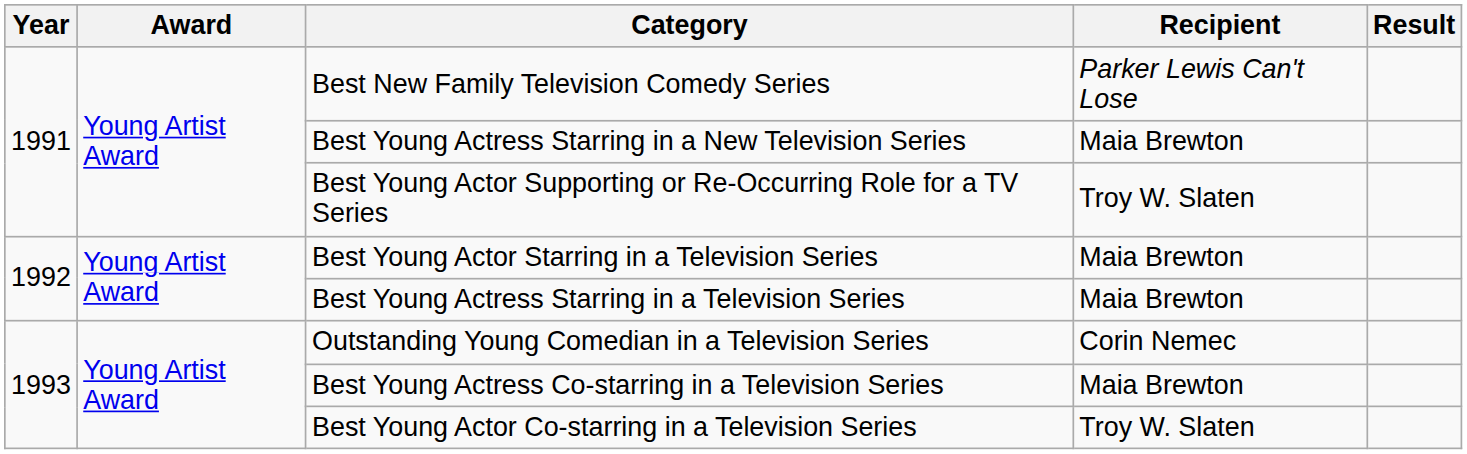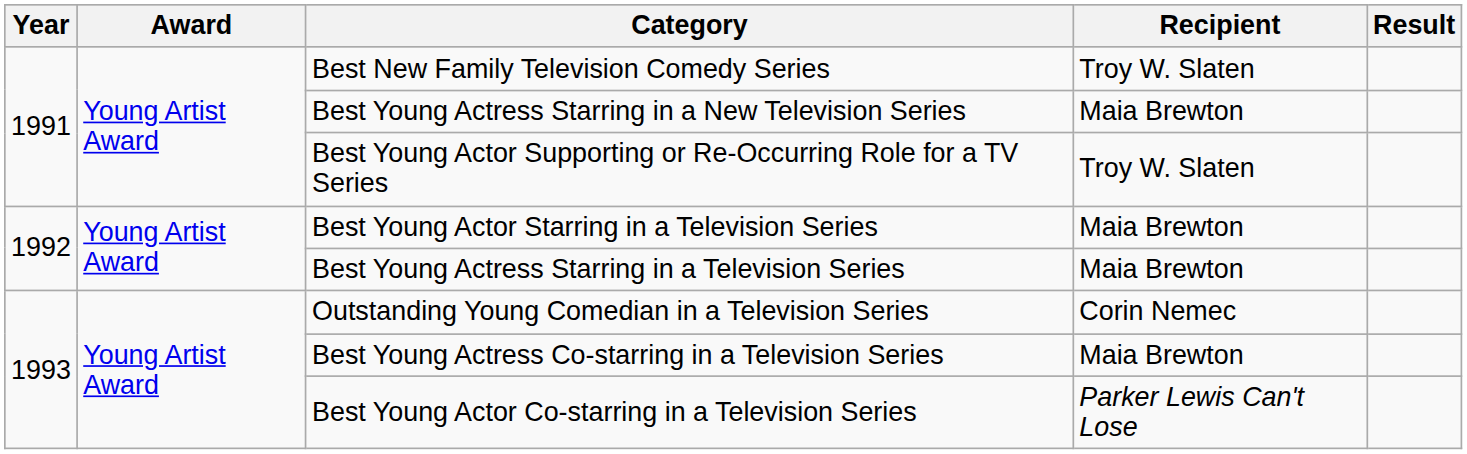(1192, 83) Parker Lewis Can't Lose -> (1167, 68) Troy W. Slaten
(1167, 427) Troy W. Slaten -> (1192, 412) Parker Lewis Can't Lose
